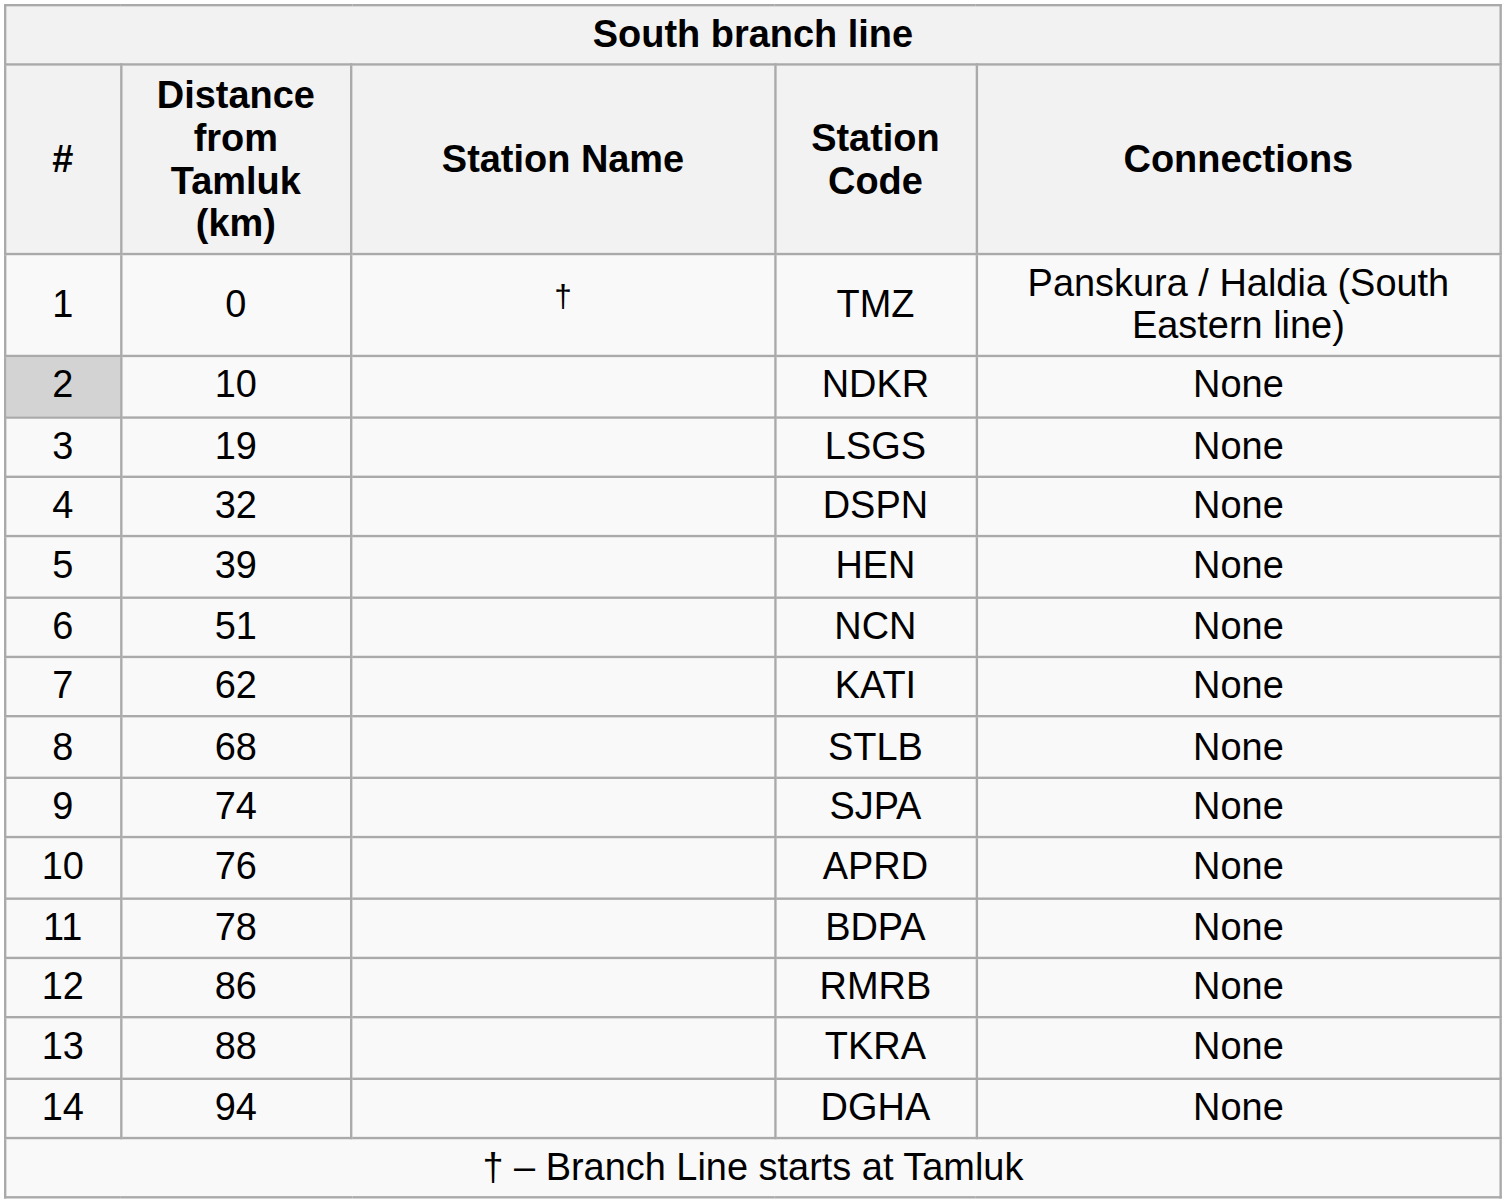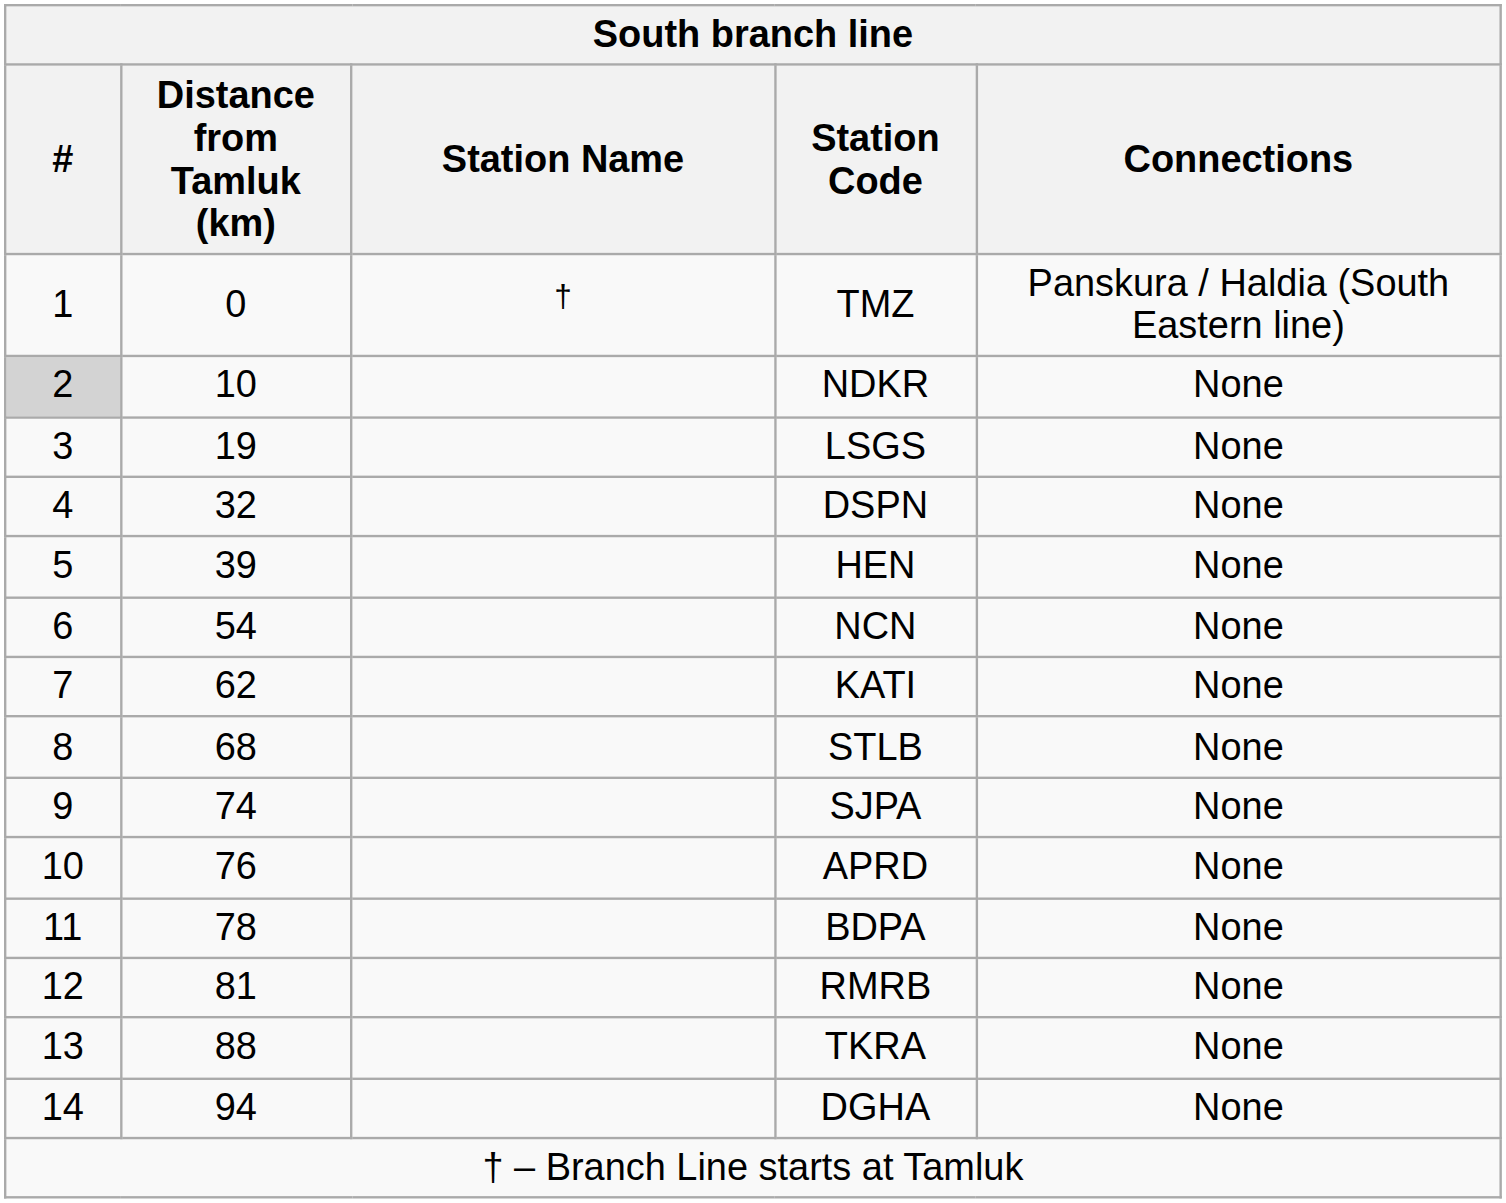(236, 626) 51 -> (236, 626) 54
(236, 987) 86 -> (236, 987) 81
